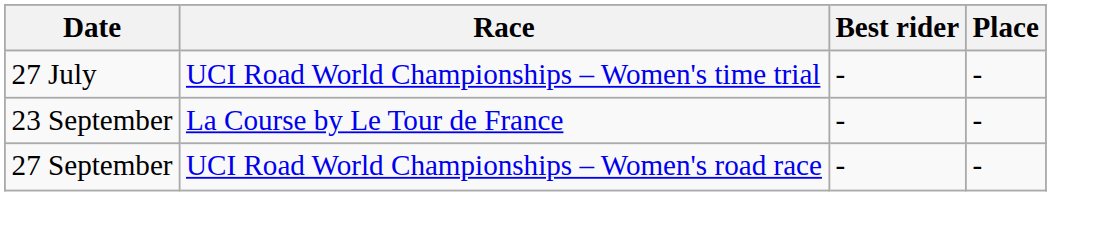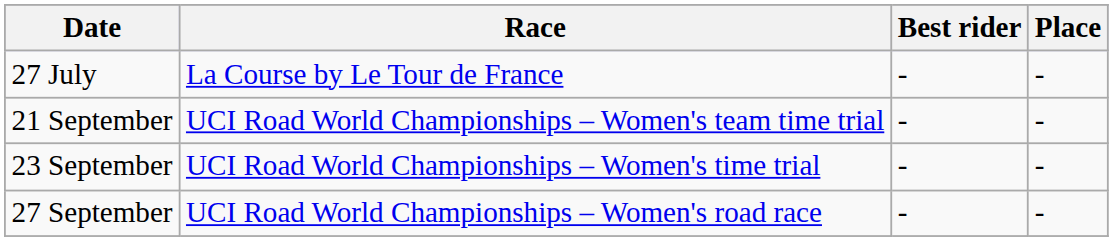(503, 73) UCI Road World Championships – Women's time trial -> (375, 73) La Course by Le Tour de France
+ row: (92, 119)
(375, 119) La Course by Le Tour de France -> (503, 166) UCI Road World Championships – Women's time trial
